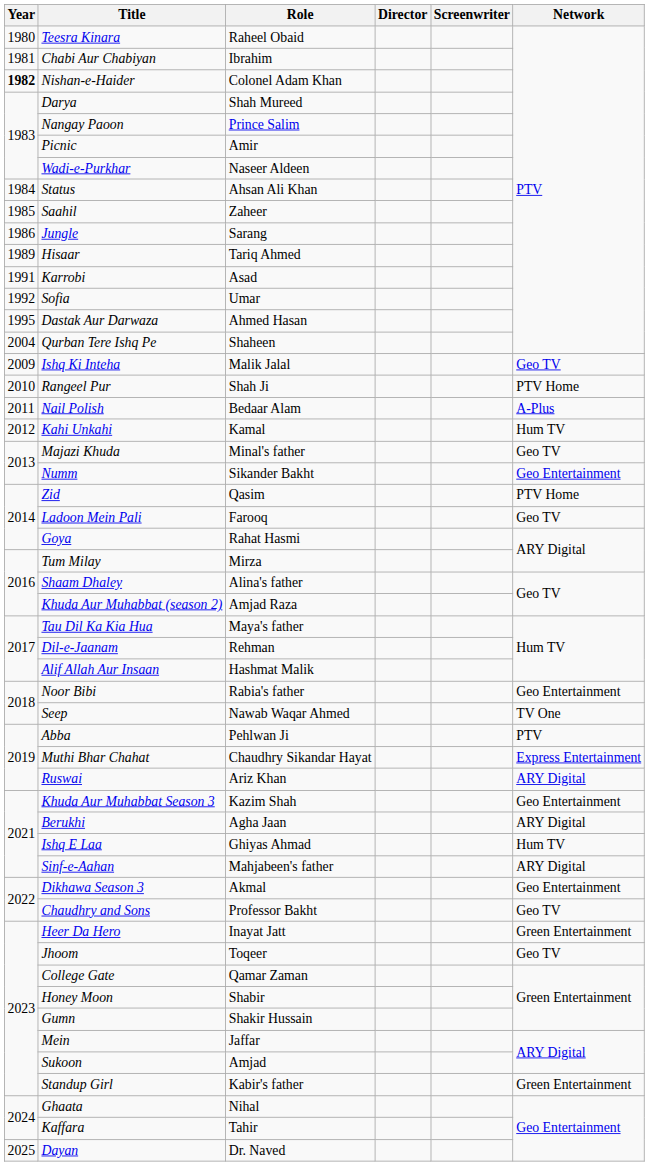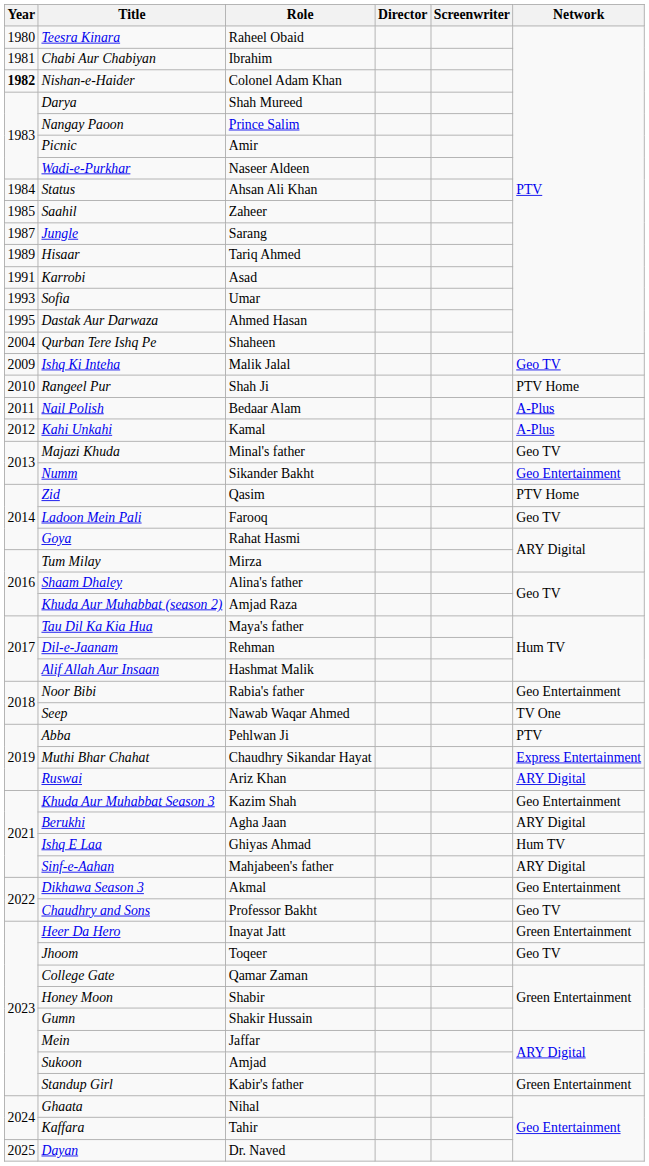(21, 233) 1986 -> (21, 233) 1987
(21, 299) 1992 -> (21, 299) 1993
(541, 430) Hum TV -> (535, 430) A-Plus
